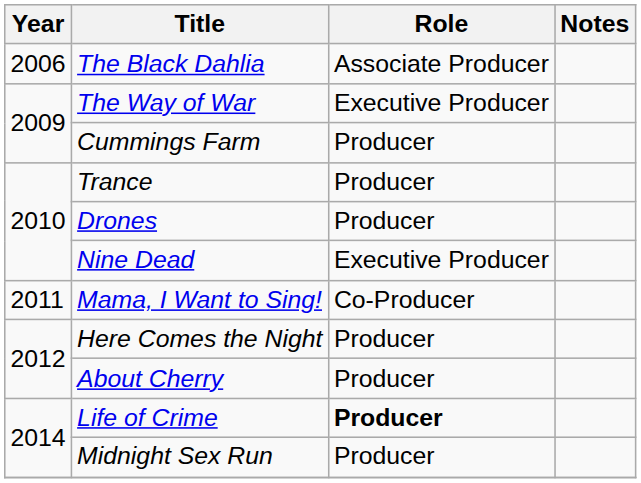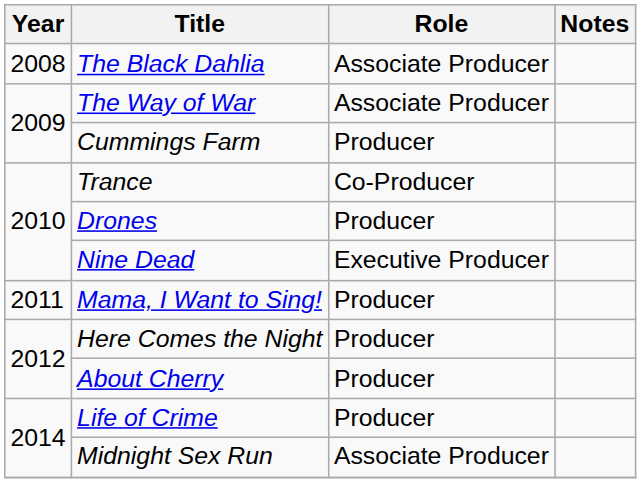(38, 63) 2006 -> (38, 63) 2008
(441, 102) Executive Producer -> (441, 102) Associate Producer
(384, 181) Producer -> (404, 181) Co-Producer
(404, 299) Co-Producer -> (384, 299) Producer
(388, 417) bold -> (384, 417) normal
(384, 456) Producer -> (441, 456) Associate Producer
